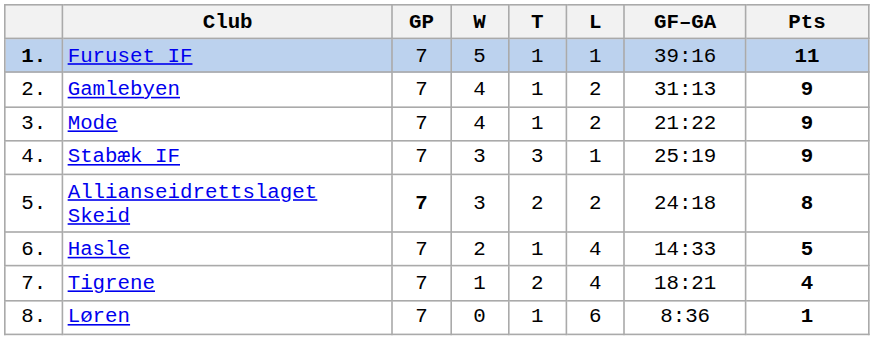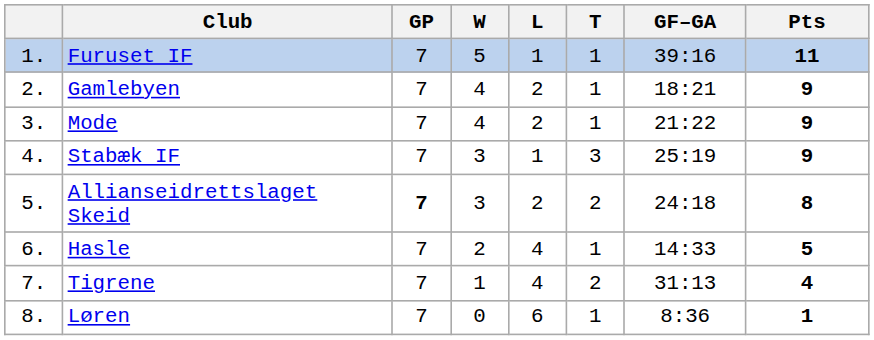columns swapped: (537, 22) <-> (595, 22)
(34, 56) bold -> (34, 56) normal
(685, 90) 31:13 -> (685, 90) 18:21
(685, 283) 18:21 -> (685, 283) 31:13
